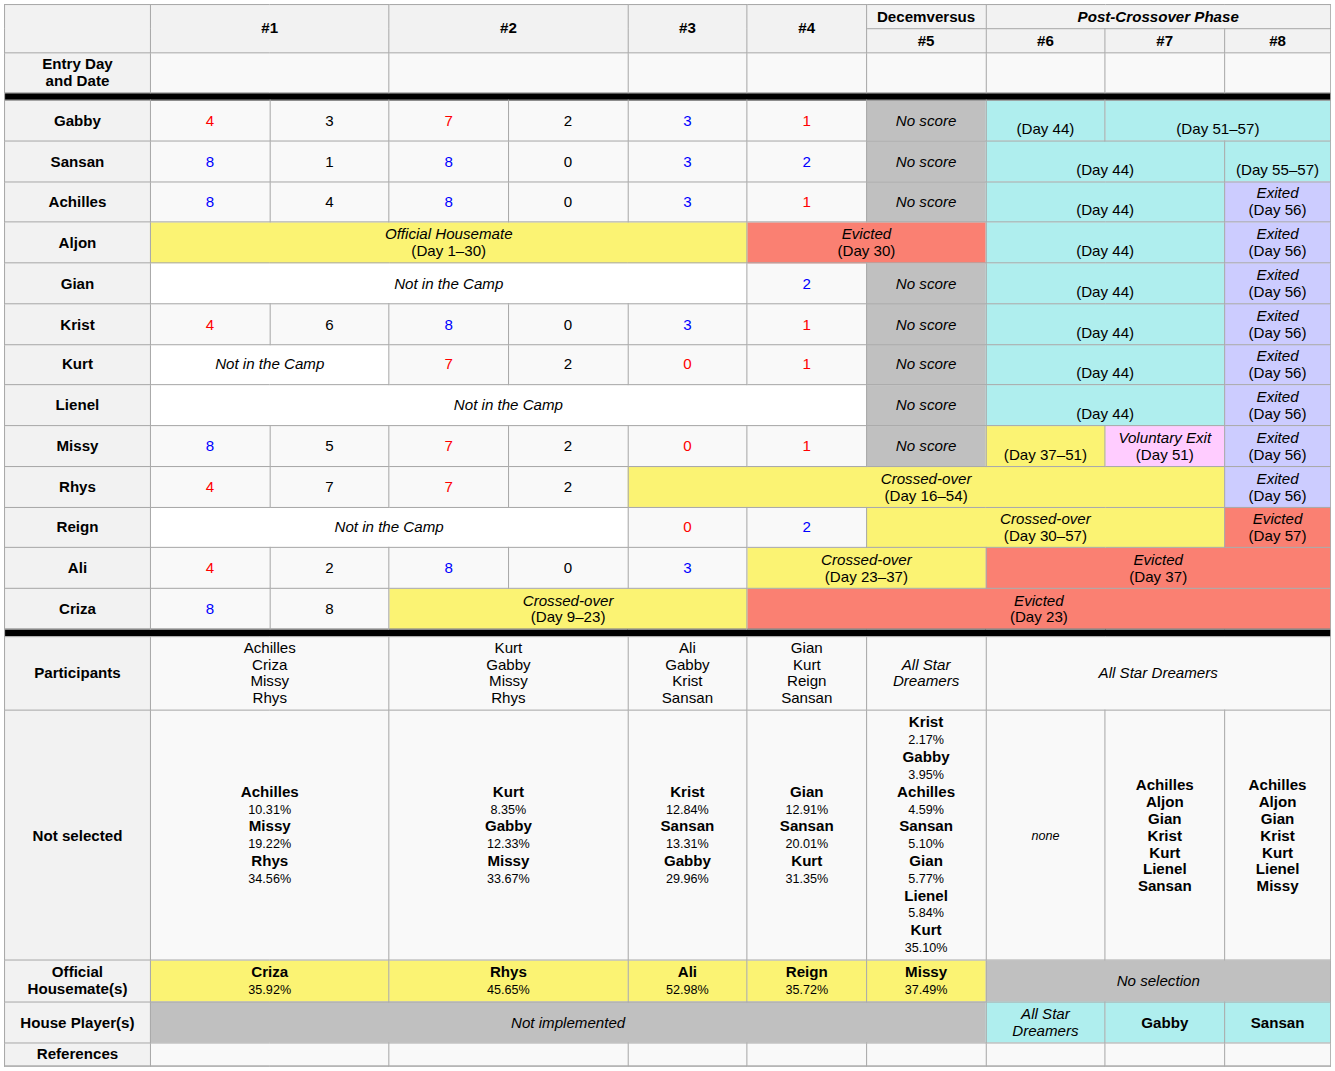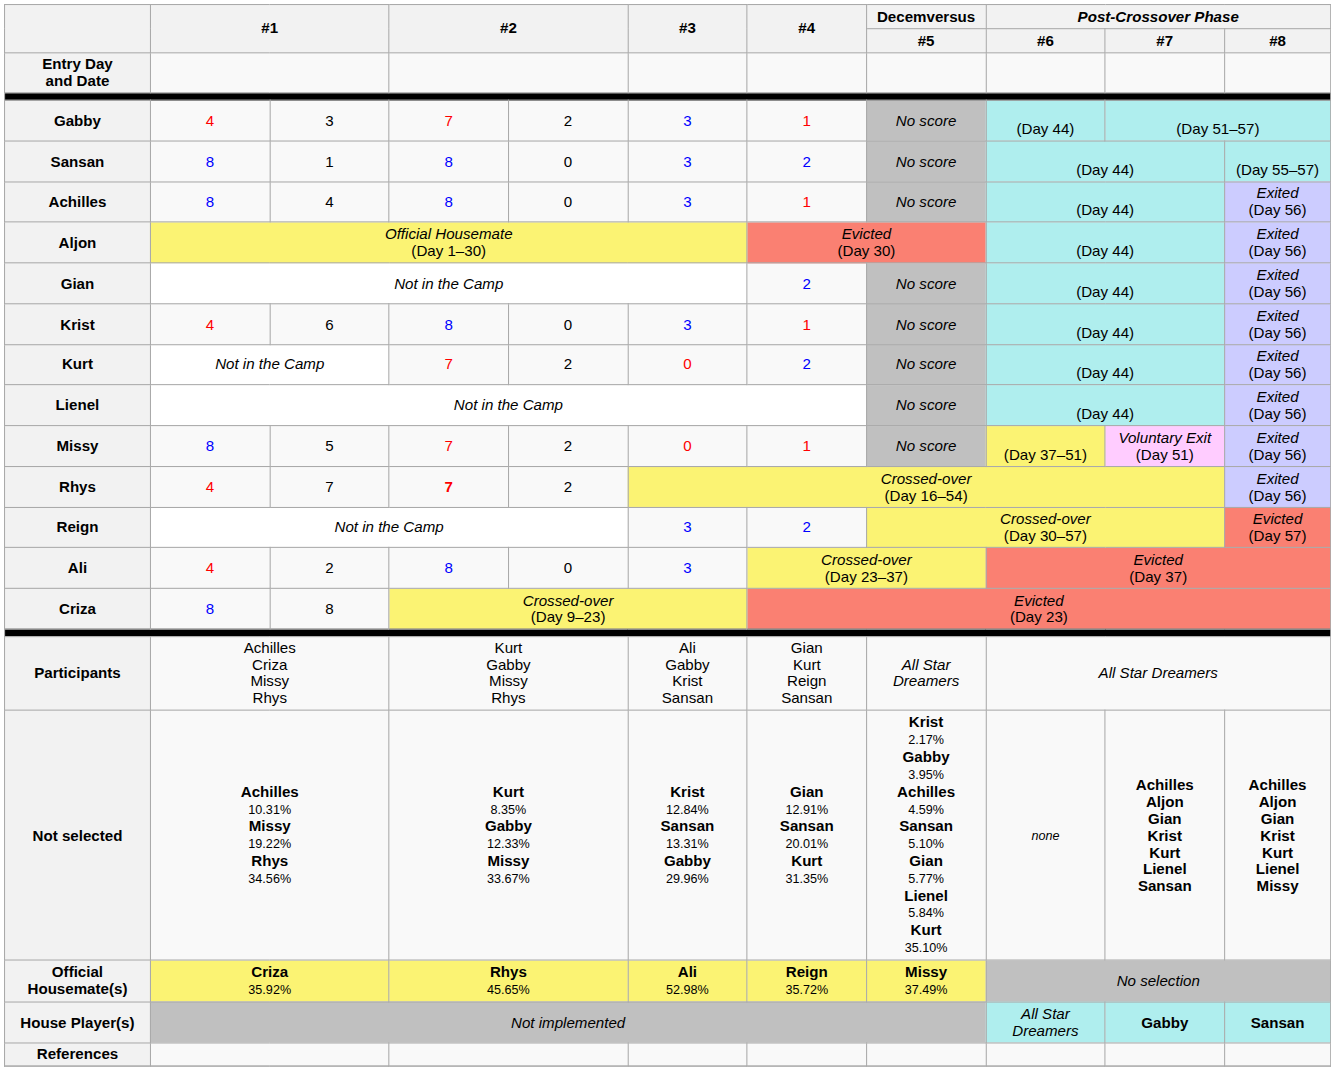(807, 365) 1 -> (807, 365) 2
(449, 487) normal -> (449, 487) bold
(687, 528) 0 -> (687, 528) 3
